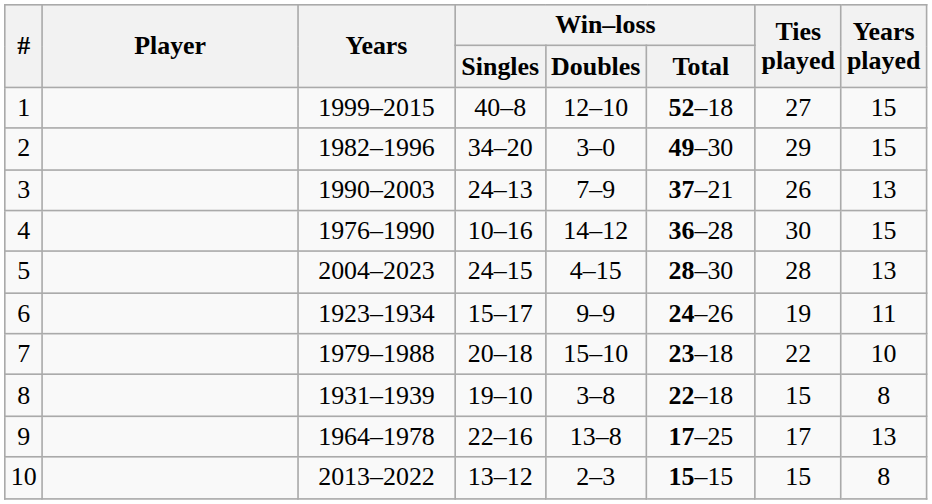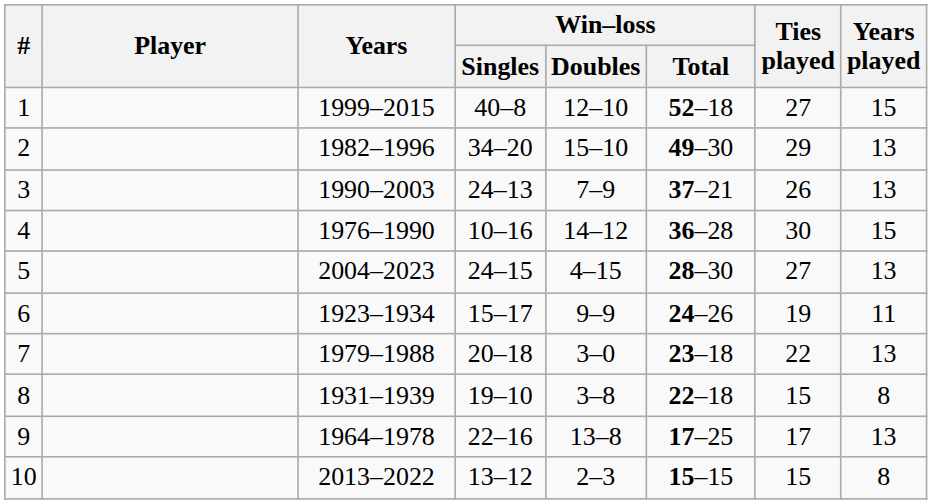(596, 148) 3–0 -> (596, 148) 15–10
(884, 148) 15 -> (884, 148) 13
(798, 271) 28 -> (798, 271) 27
(596, 353) 15–10 -> (596, 353) 3–0
(884, 353) 10 -> (884, 353) 13
